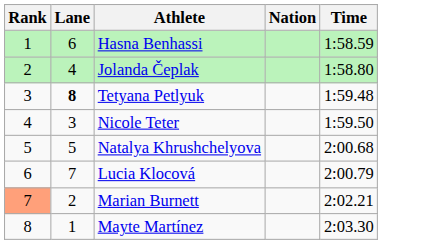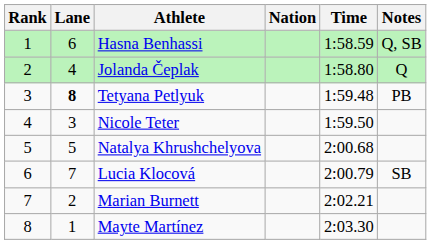+ column: (402, 17)
(28, 200) lightsalmon background -> (28, 200) no background
